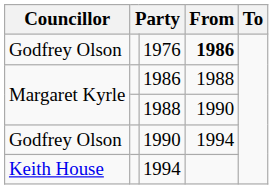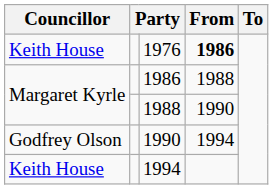(65, 49) Godfrey Olson -> (56, 49) Keith House
